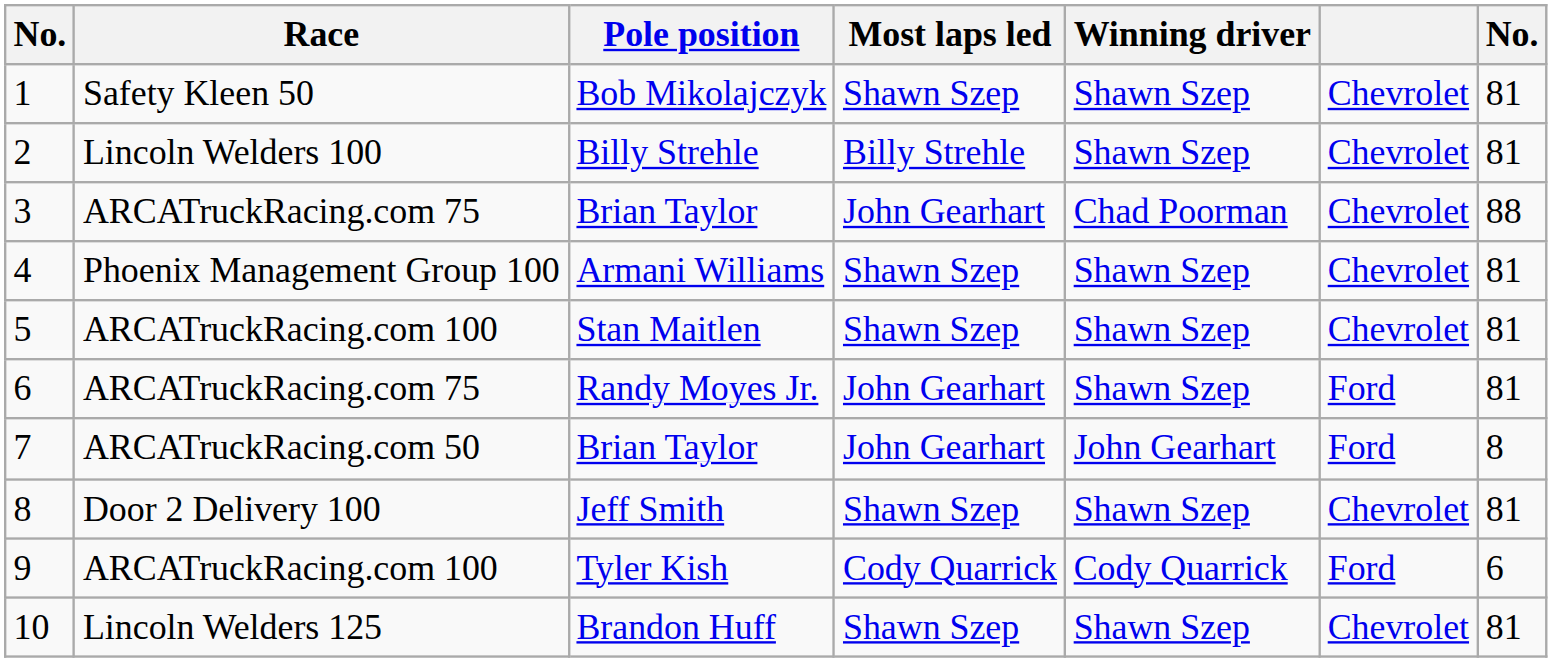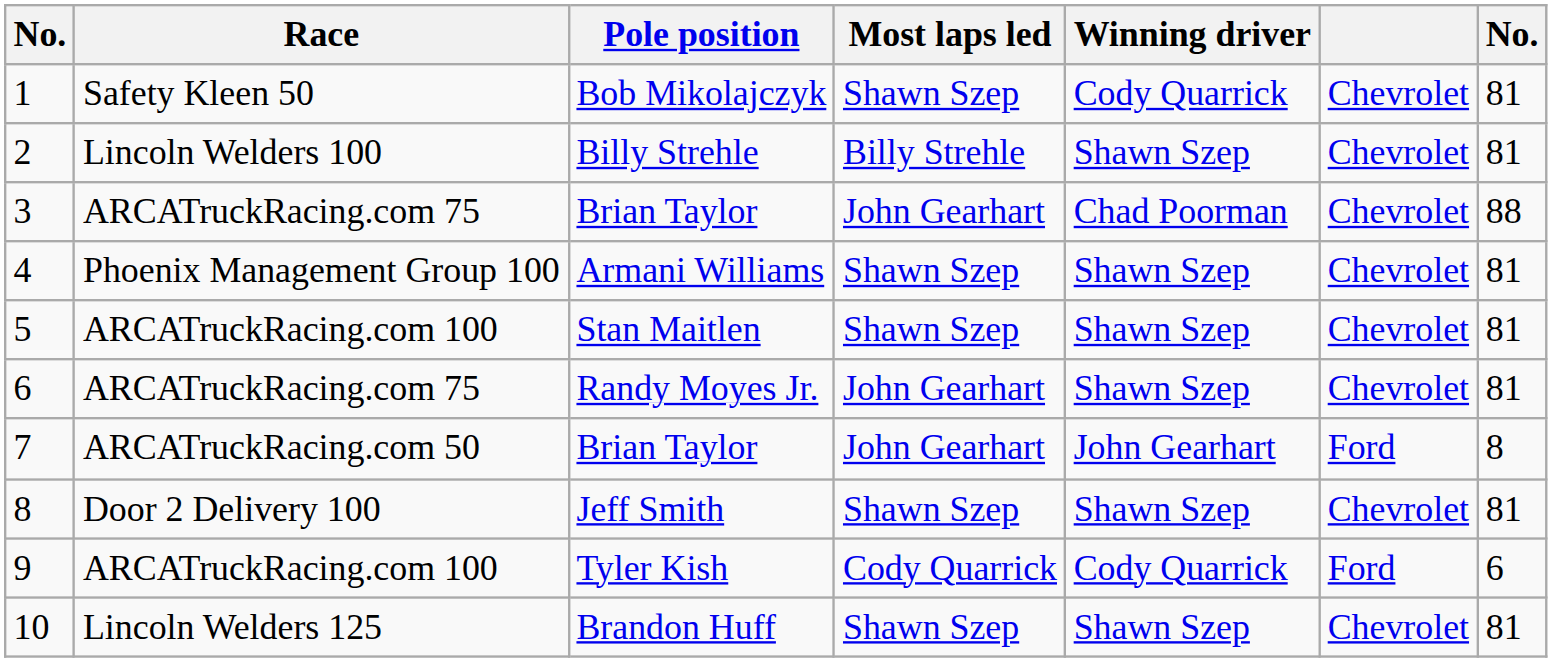(1162, 93) Shawn Szep -> (1181, 93) Cody Quarrick
(1362, 389) Ford -> (1398, 389) Chevrolet
